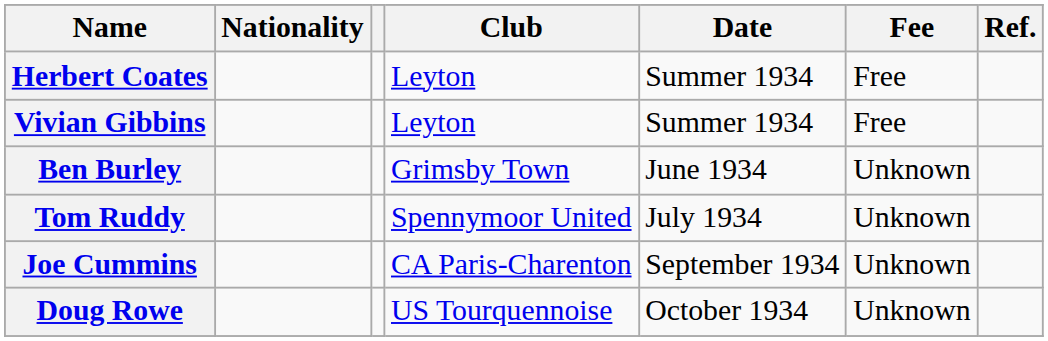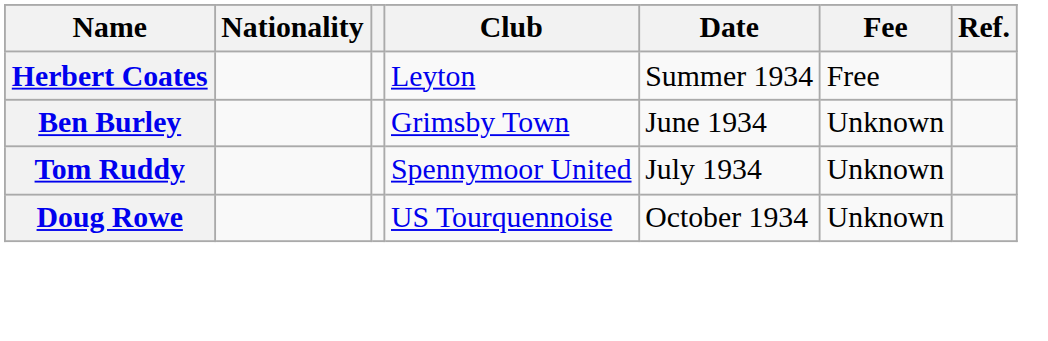- row: (110, 122)
- row: (110, 264)
